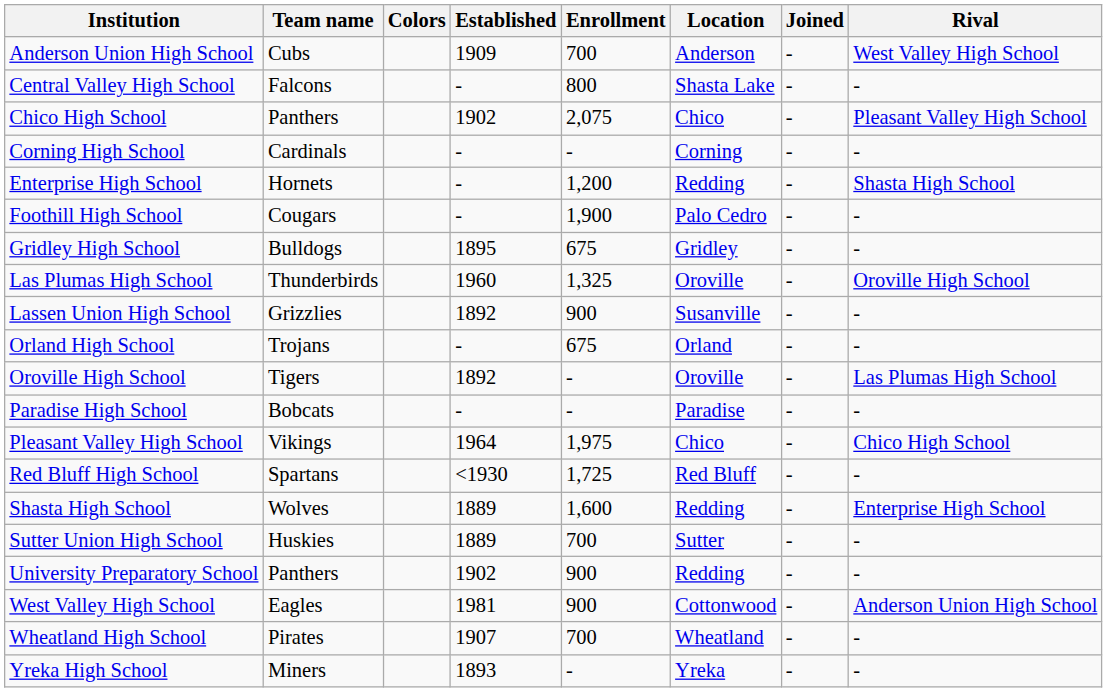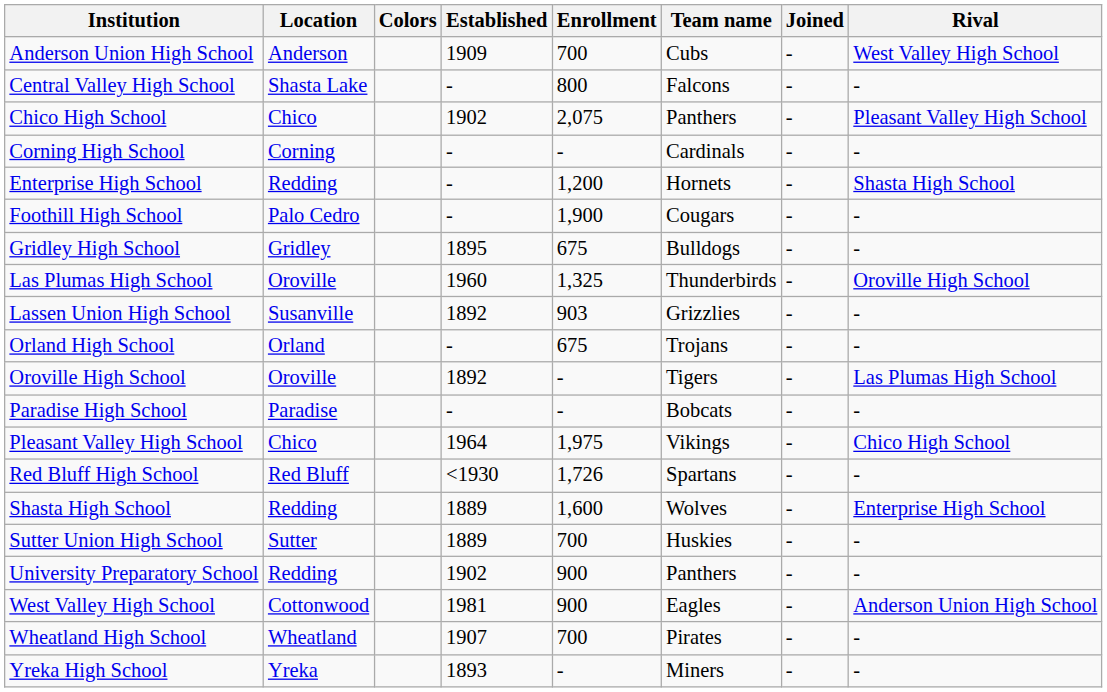columns swapped: (726, 20) <-> (323, 20)
(581, 313) 900 -> (572, 313) 903
(589, 475) 1,725 -> (580, 475) 1,726
